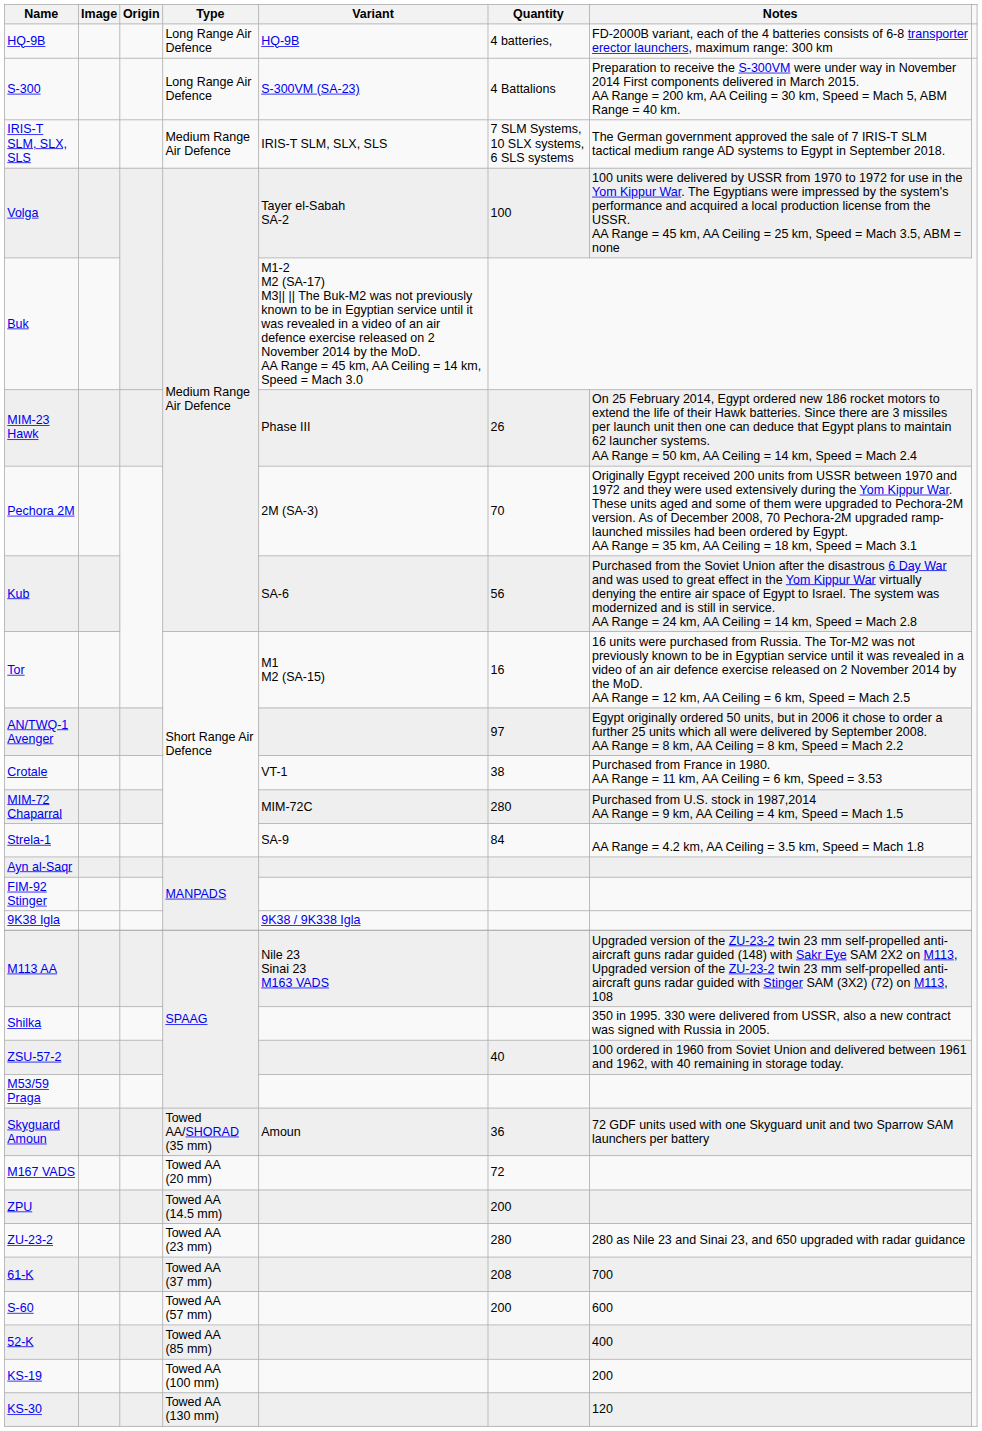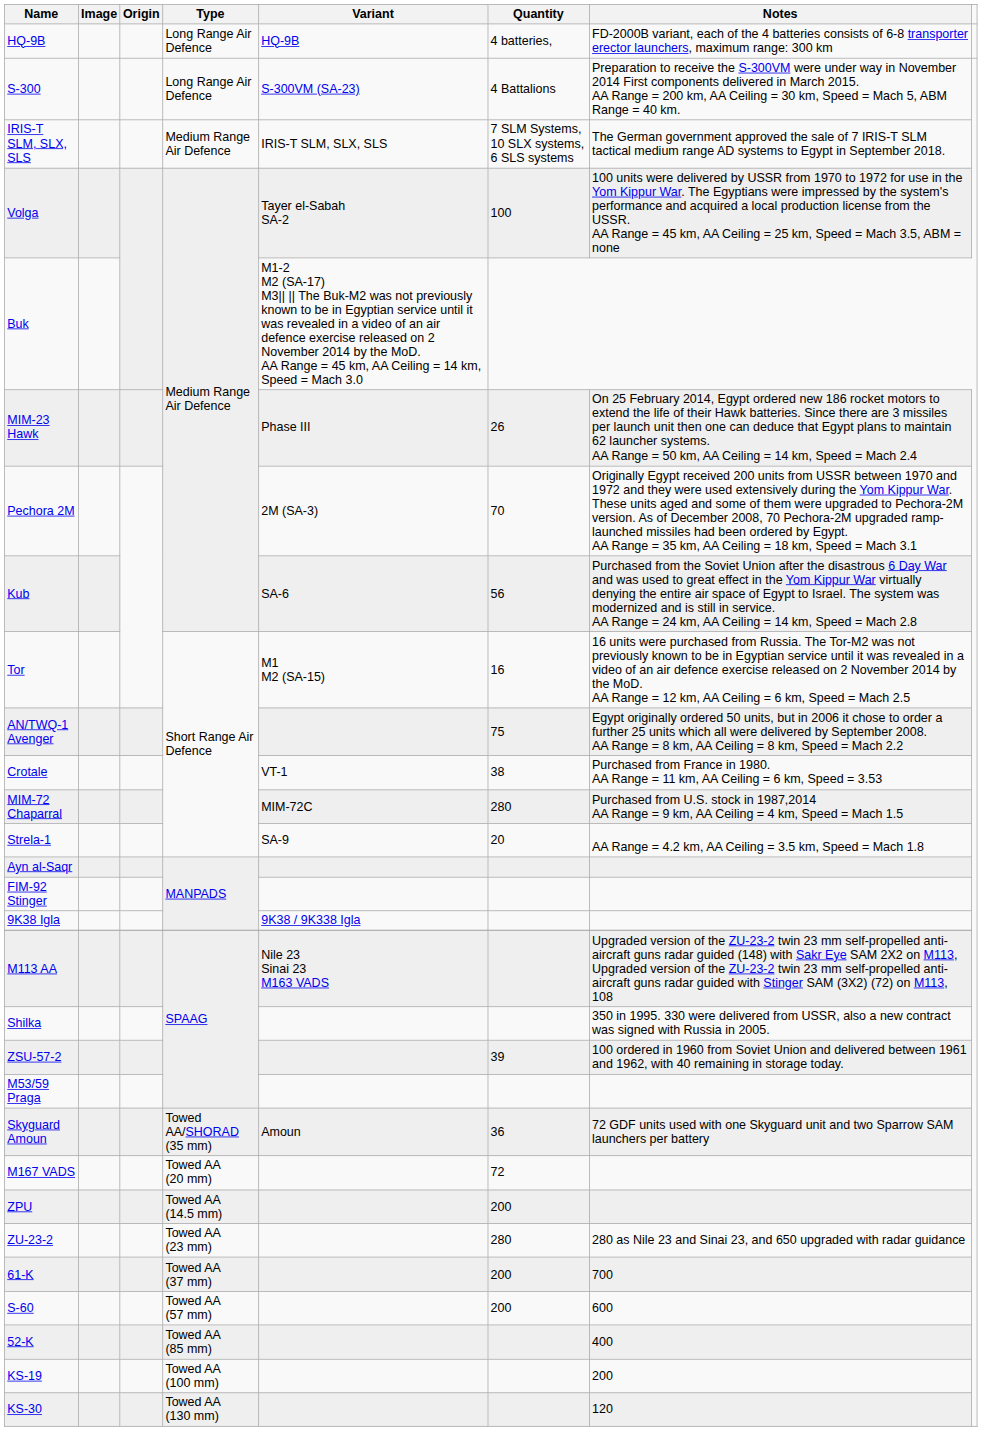(497, 731) 97 -> (497, 731) 75
(497, 840) 84 -> (497, 840) 20
(497, 1057) 40 -> (497, 1057) 39
(501, 1274) 208 -> (501, 1274) 200
